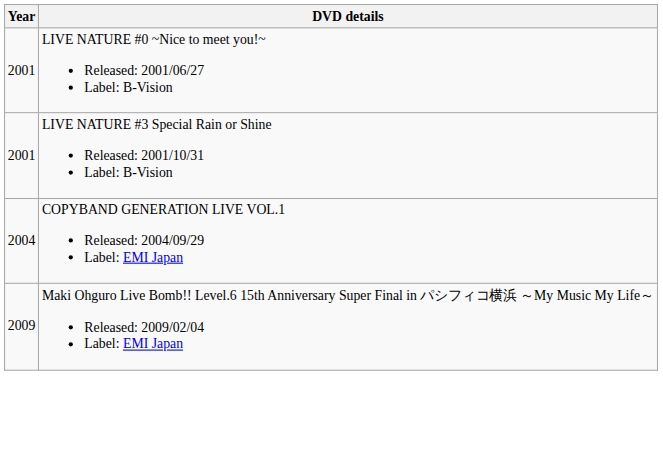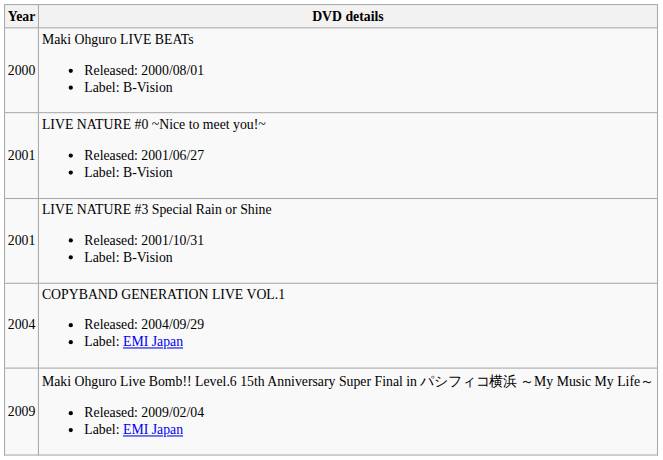+ row: (348, 64)
